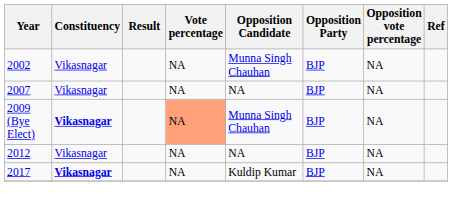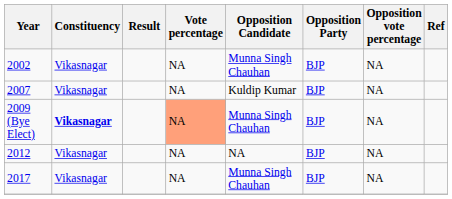(237, 90) NA -> (262, 90) Kuldip Kumar
(83, 172) bold -> (81, 178) normal
(262, 172) Kuldip Kumar -> (260, 178) Munna Singh Chauhan
